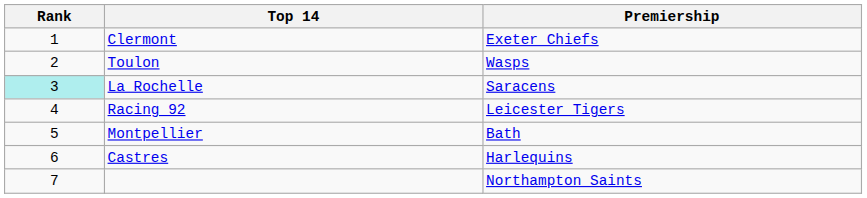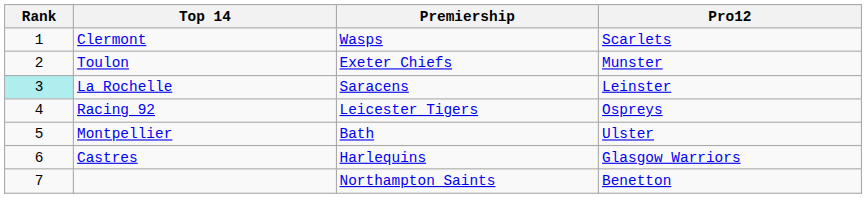+ column: (730, 16)
(542, 40) Exeter Chiefs -> (361, 40) Wasps
(508, 63) Wasps -> (396, 63) Exeter Chiefs
